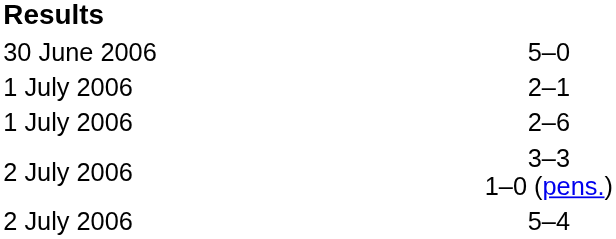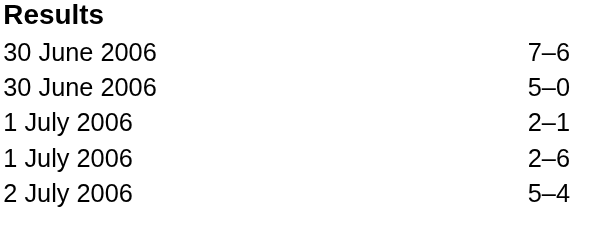+ row: (549, 52)
- row: (549, 172)
